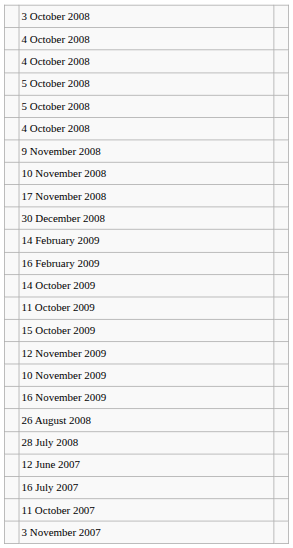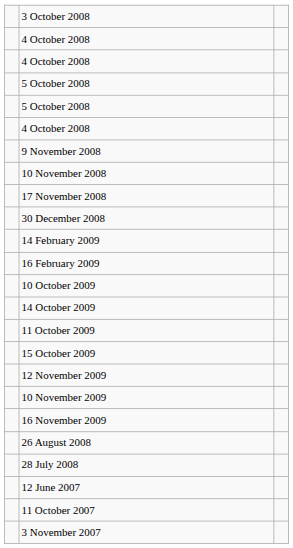+ row: (12, 286)
- row: (12, 488)
